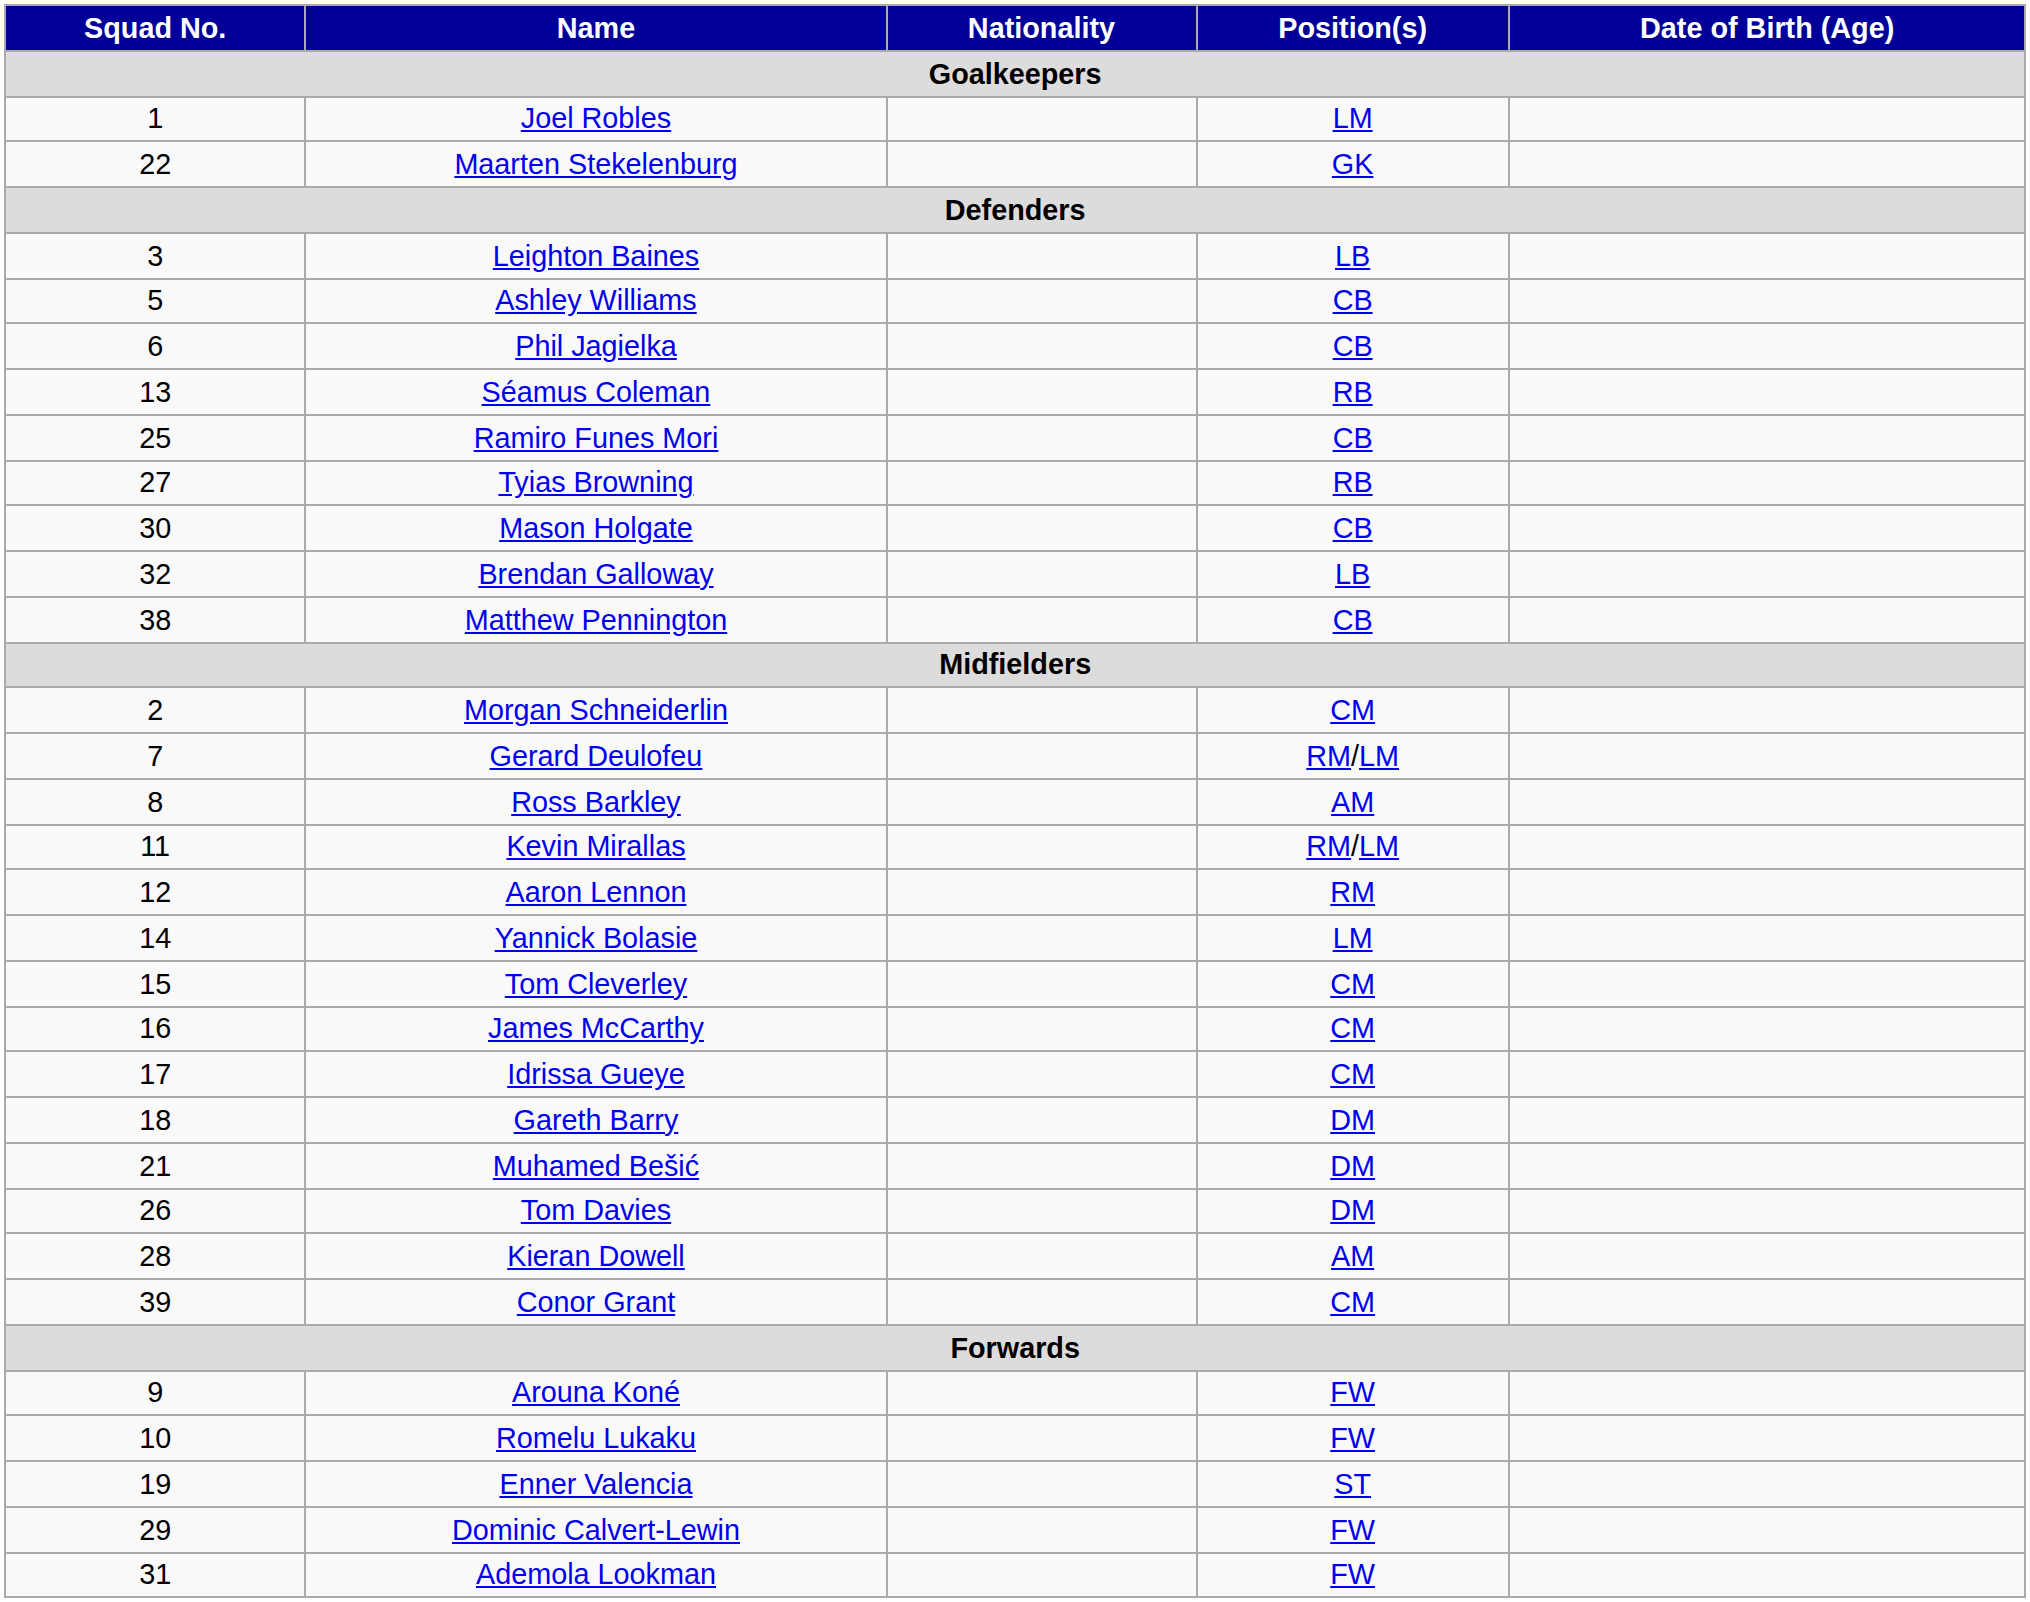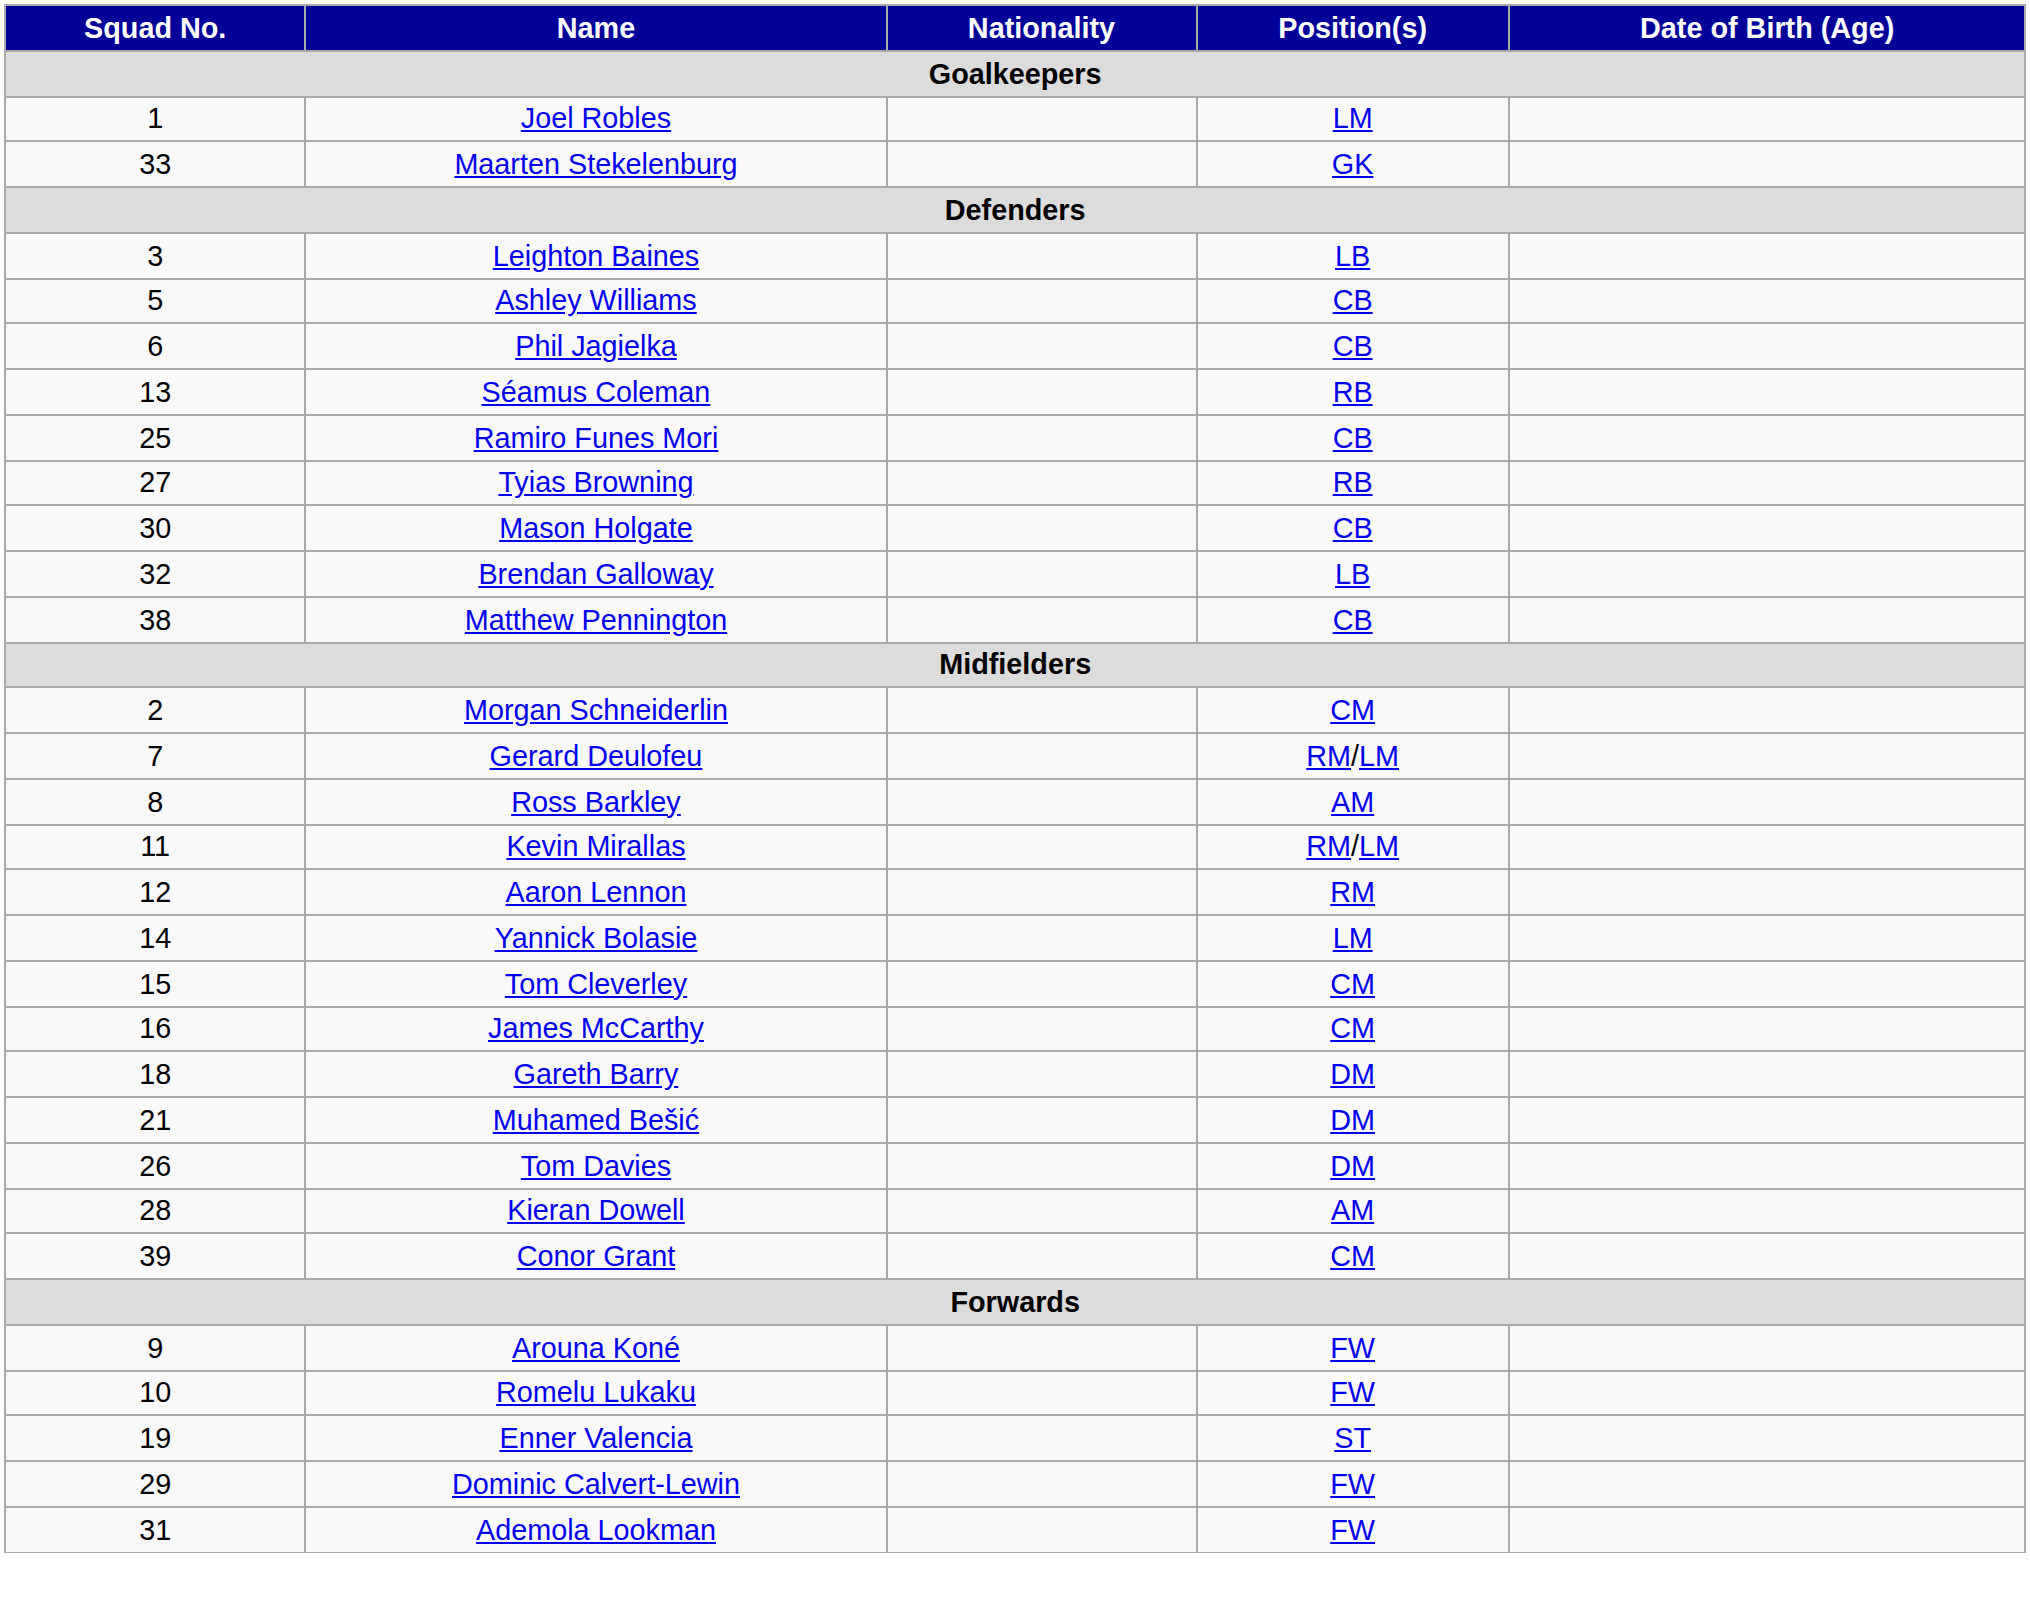(155, 165) 22 -> (155, 165) 33
- row: (596, 1075)
